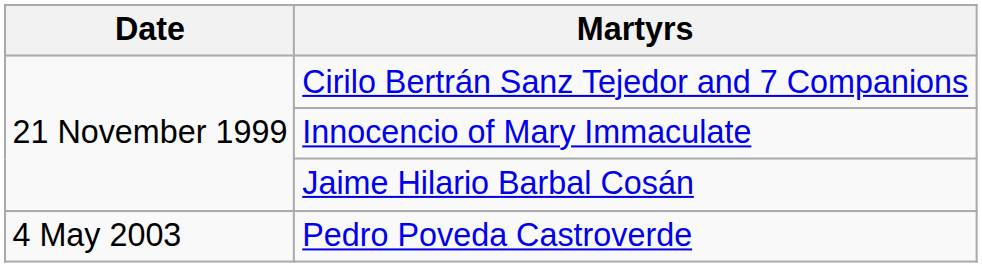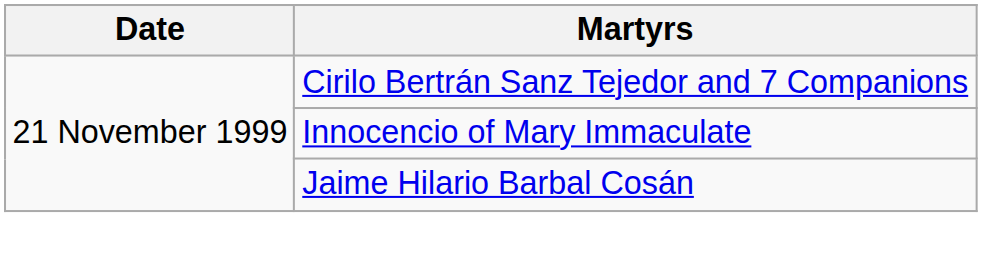- row: (497, 235)
